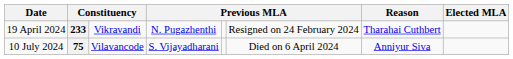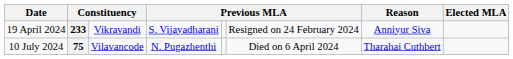(184, 29) N. Pugazhenthi -> (184, 29) S. Vijayadharani
(402, 29) Tharahai Cuthbert -> (402, 29) Anniyur Siva
(184, 46) S. Vijayadharani -> (184, 46) N. Pugazhenthi
(402, 46) Anniyur Siva -> (402, 46) Tharahai Cuthbert
